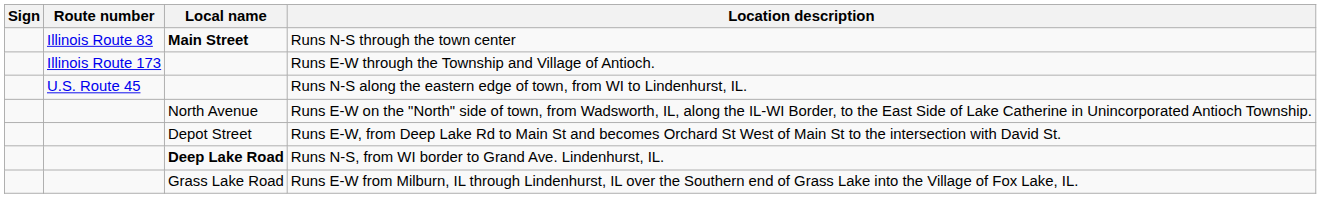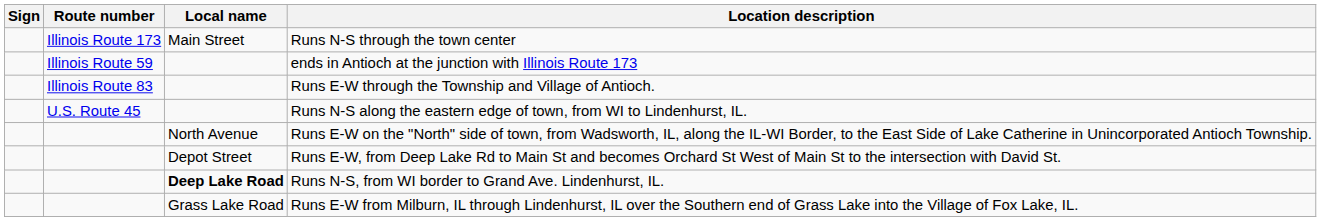(100, 39) Illinois Route 83 -> (104, 39) Illinois Route 173
(208, 39) bold -> (206, 39) normal
+ row: (464, 63)
(104, 63) Illinois Route 173 -> (100, 87) Illinois Route 83
